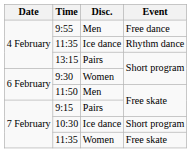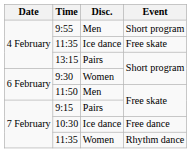(148, 28) Free dance -> (155, 28) Short program
(155, 44) Rhythm dance -> (146, 44) Free skate
(155, 124) Short program -> (148, 124) Free dance
(146, 140) Free skate -> (155, 140) Rhythm dance
